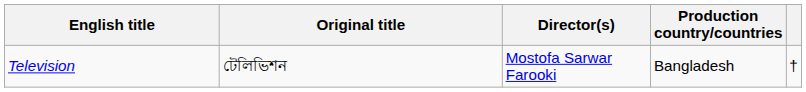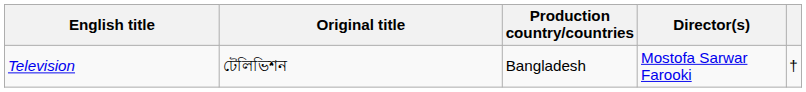columns swapped: (576, 25) <-> (718, 25)
